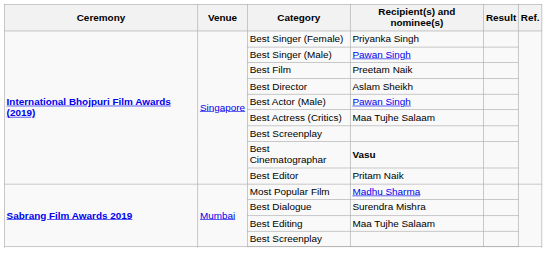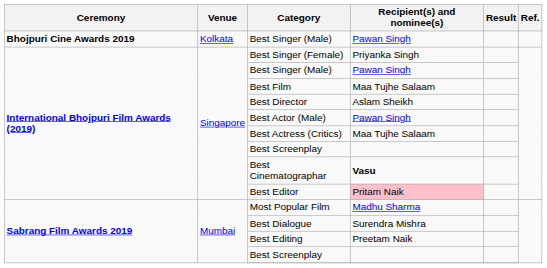+ row: (71, 39)
(382, 70) Preetam Naik -> (394, 86) Maa Tujhe Salaam
(378, 176) no background -> (378, 192) pink background
(394, 223) Maa Tujhe Salaam -> (382, 239) Preetam Naik
